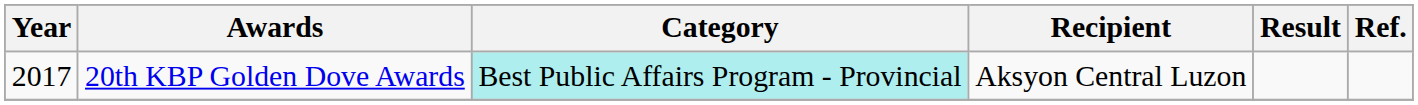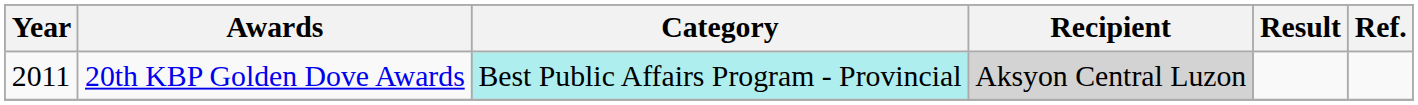(42, 75) 2017 -> (41, 75) 2011
(1111, 75) no background -> (1111, 75) lightgrey background
